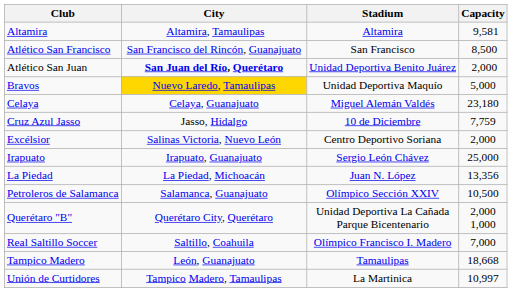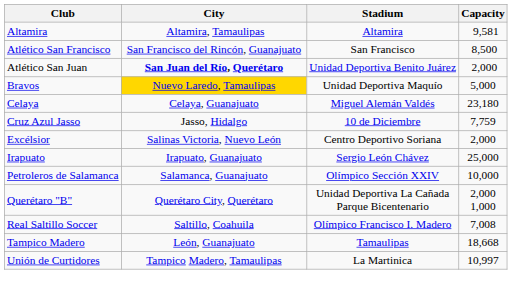- row: (30, 175)
(483, 193) 10,500 -> (483, 175) 10,000
(483, 242) 7,000 -> (483, 224) 7,008
